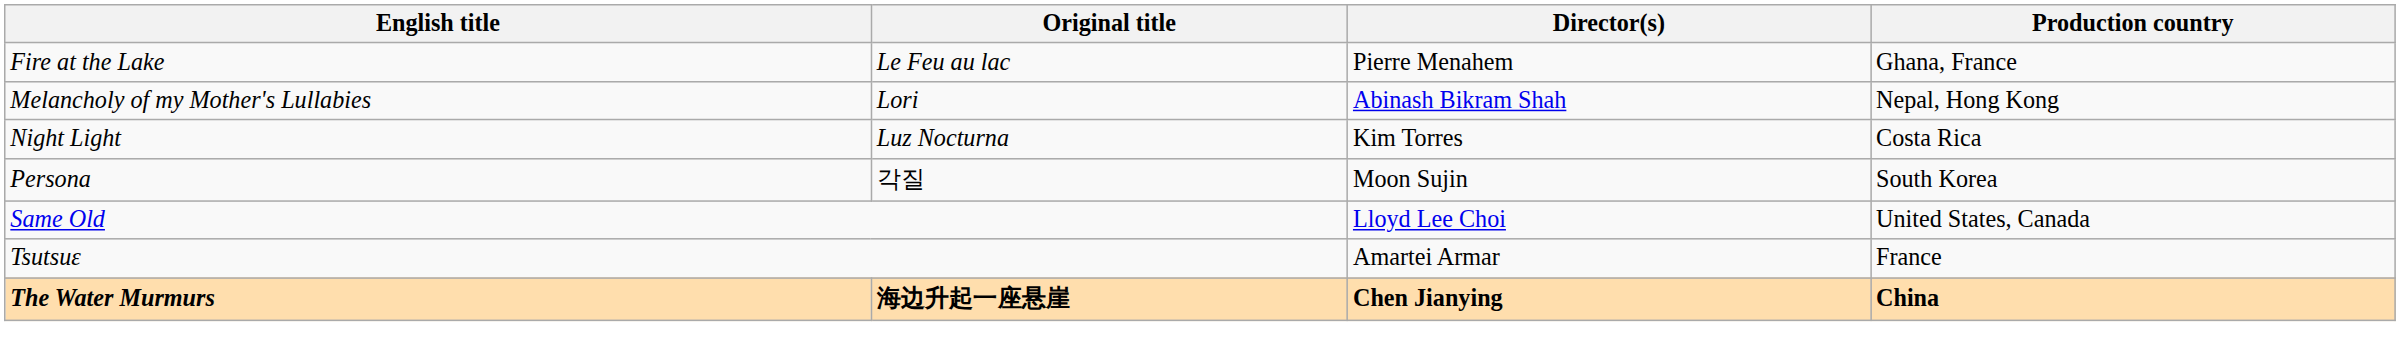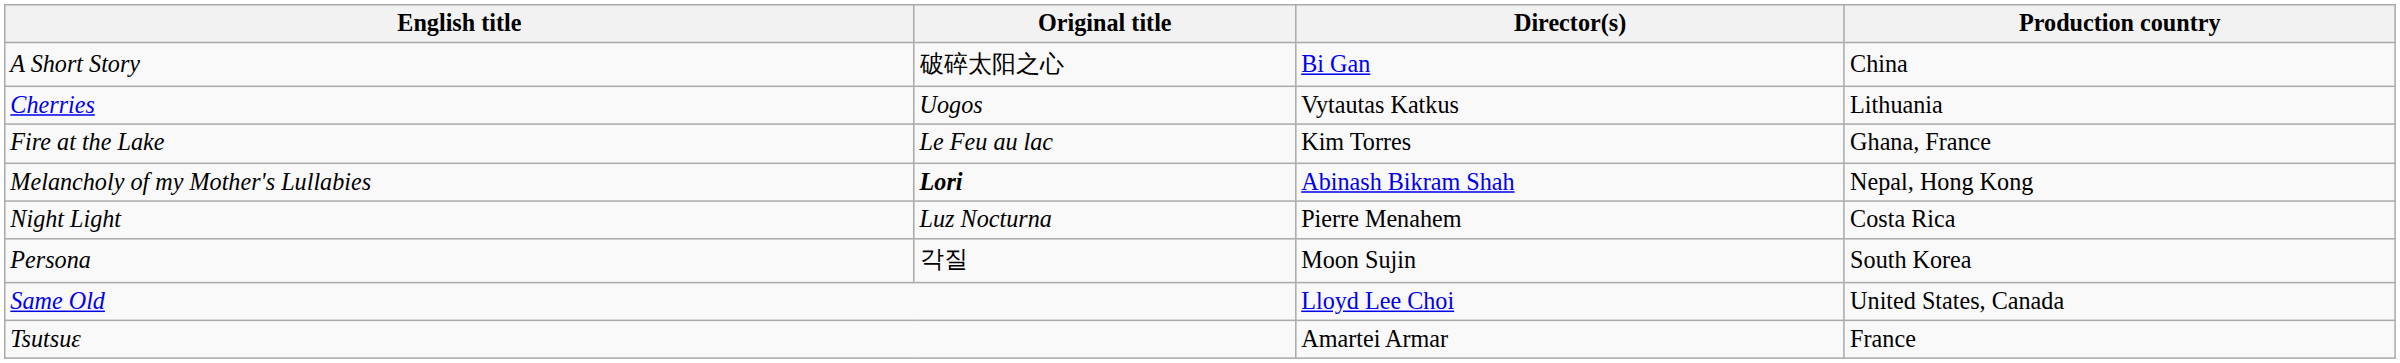+ row: (75, 64)
+ row: (53, 104)
(1433, 61) Pierre Menahem -> (1356, 143) Kim Torres
(898, 100) normal -> (941, 181) bold
(1408, 138) Kim Torres -> (1381, 219) Pierre Menahem
- row: (113, 298)
